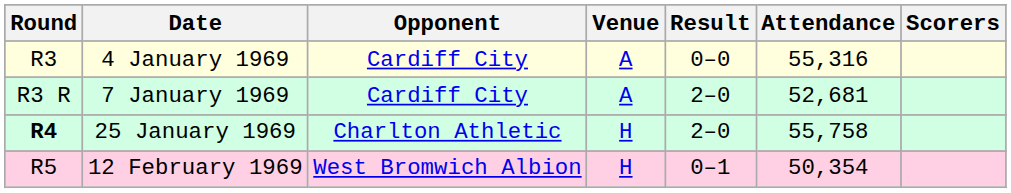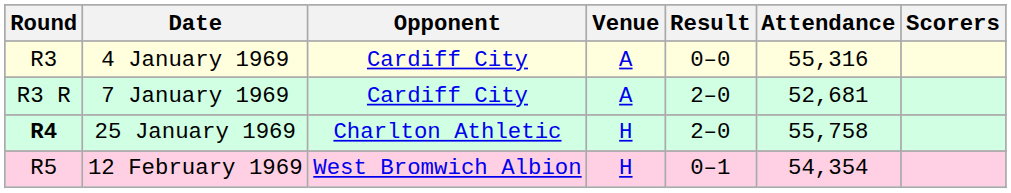(828, 169) 50,354 -> (828, 169) 54,354
